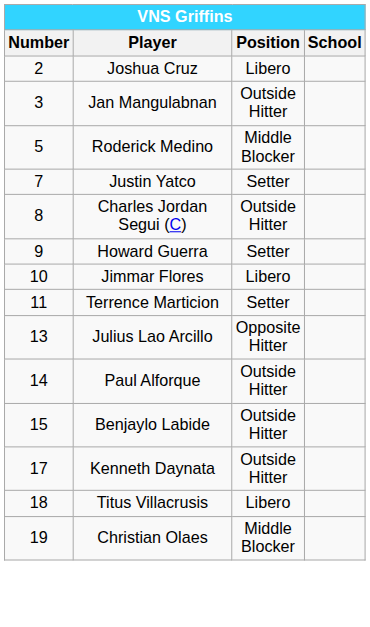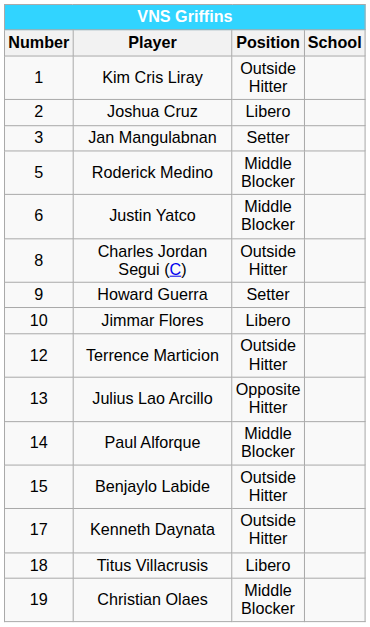+ row: (152, 77)
(268, 103) Outside Hitter -> (268, 138) Setter
(39, 181) 7 -> (39, 216) 6
(268, 181) Setter -> (268, 216) Middle Blocker
(39, 302) 11 -> (39, 355) 12
(268, 302) Setter -> (268, 355) Outside Hitter
(268, 381) Outside Hitter -> (268, 443) Middle Blocker
